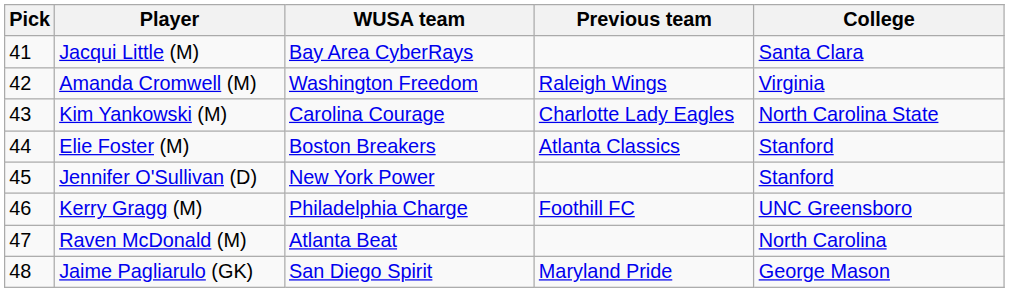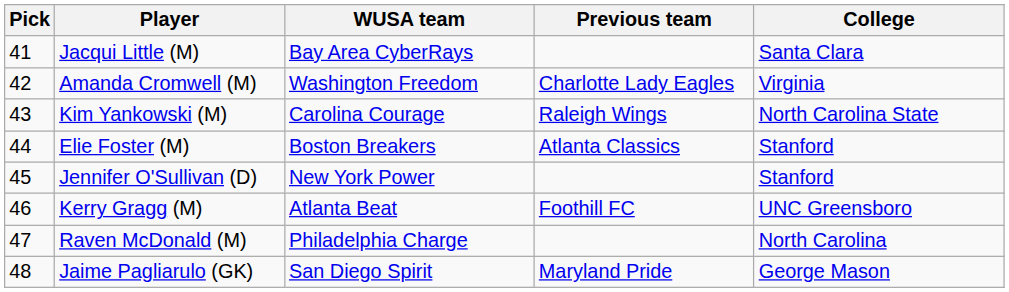(603, 83) Raleigh Wings -> (636, 83) Charlotte Lady Eagles
(636, 114) Charlotte Lady Eagles -> (603, 114) Raleigh Wings
(378, 209) Philadelphia Charge -> (343, 209) Atlanta Beat
(343, 240) Atlanta Beat -> (378, 240) Philadelphia Charge
